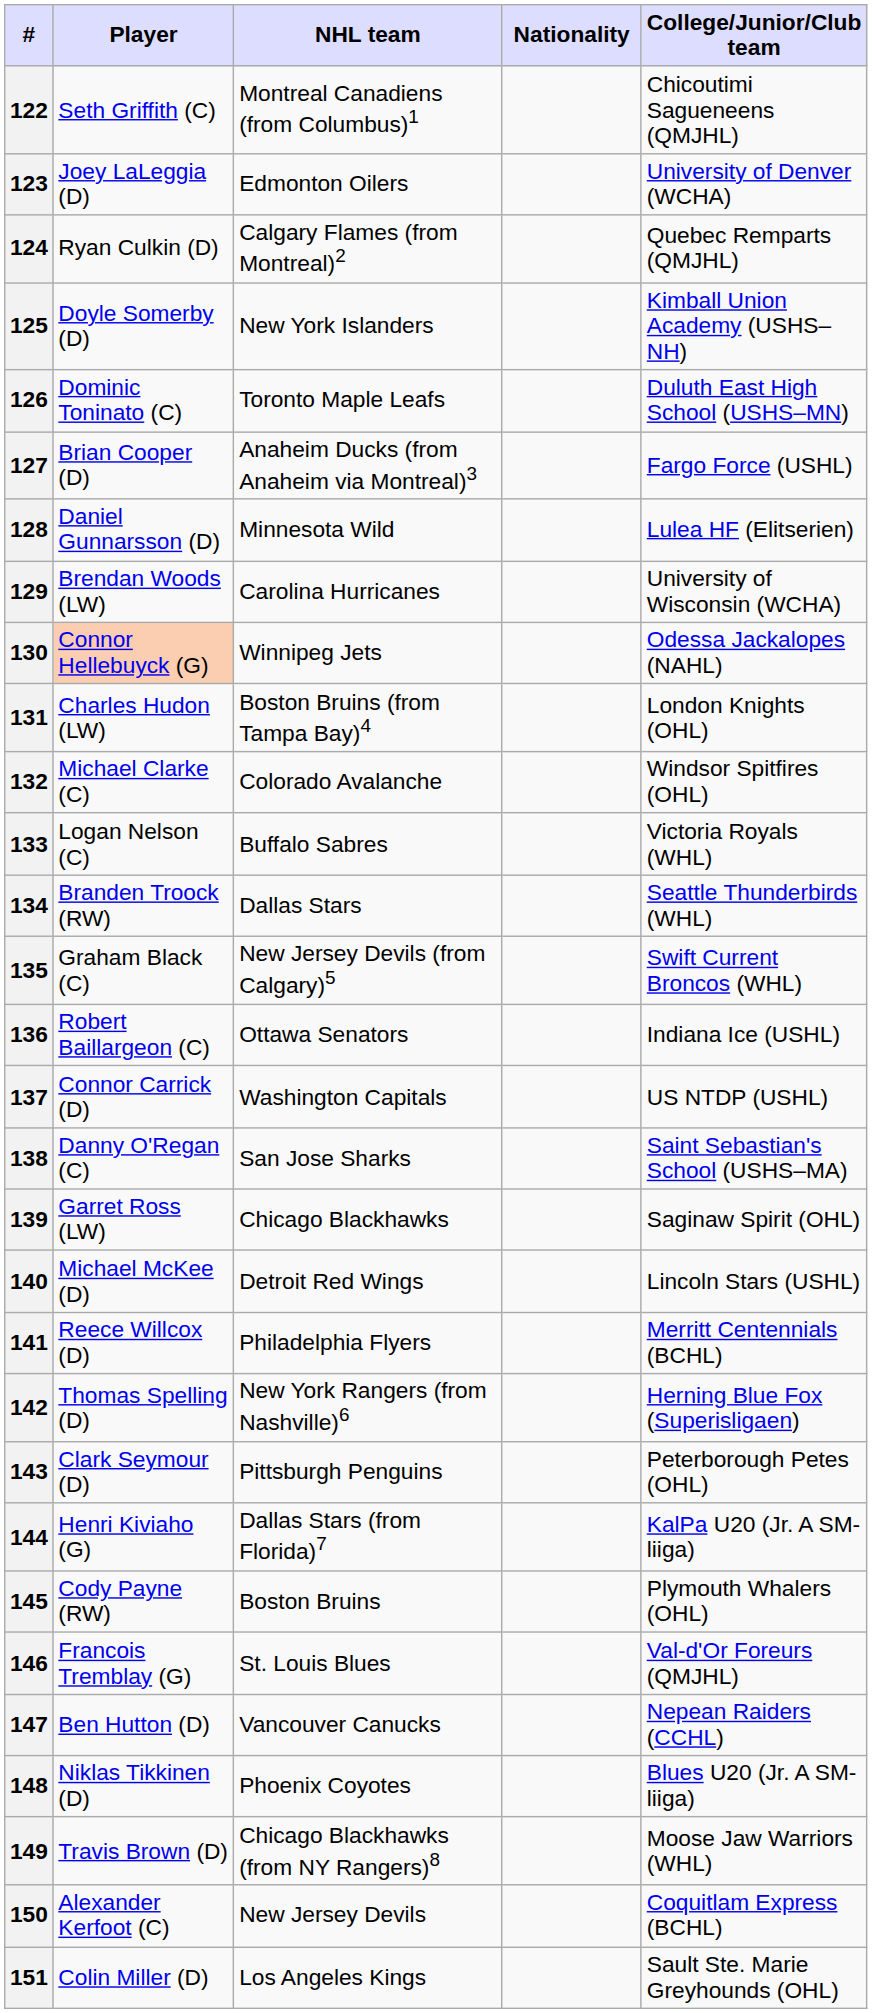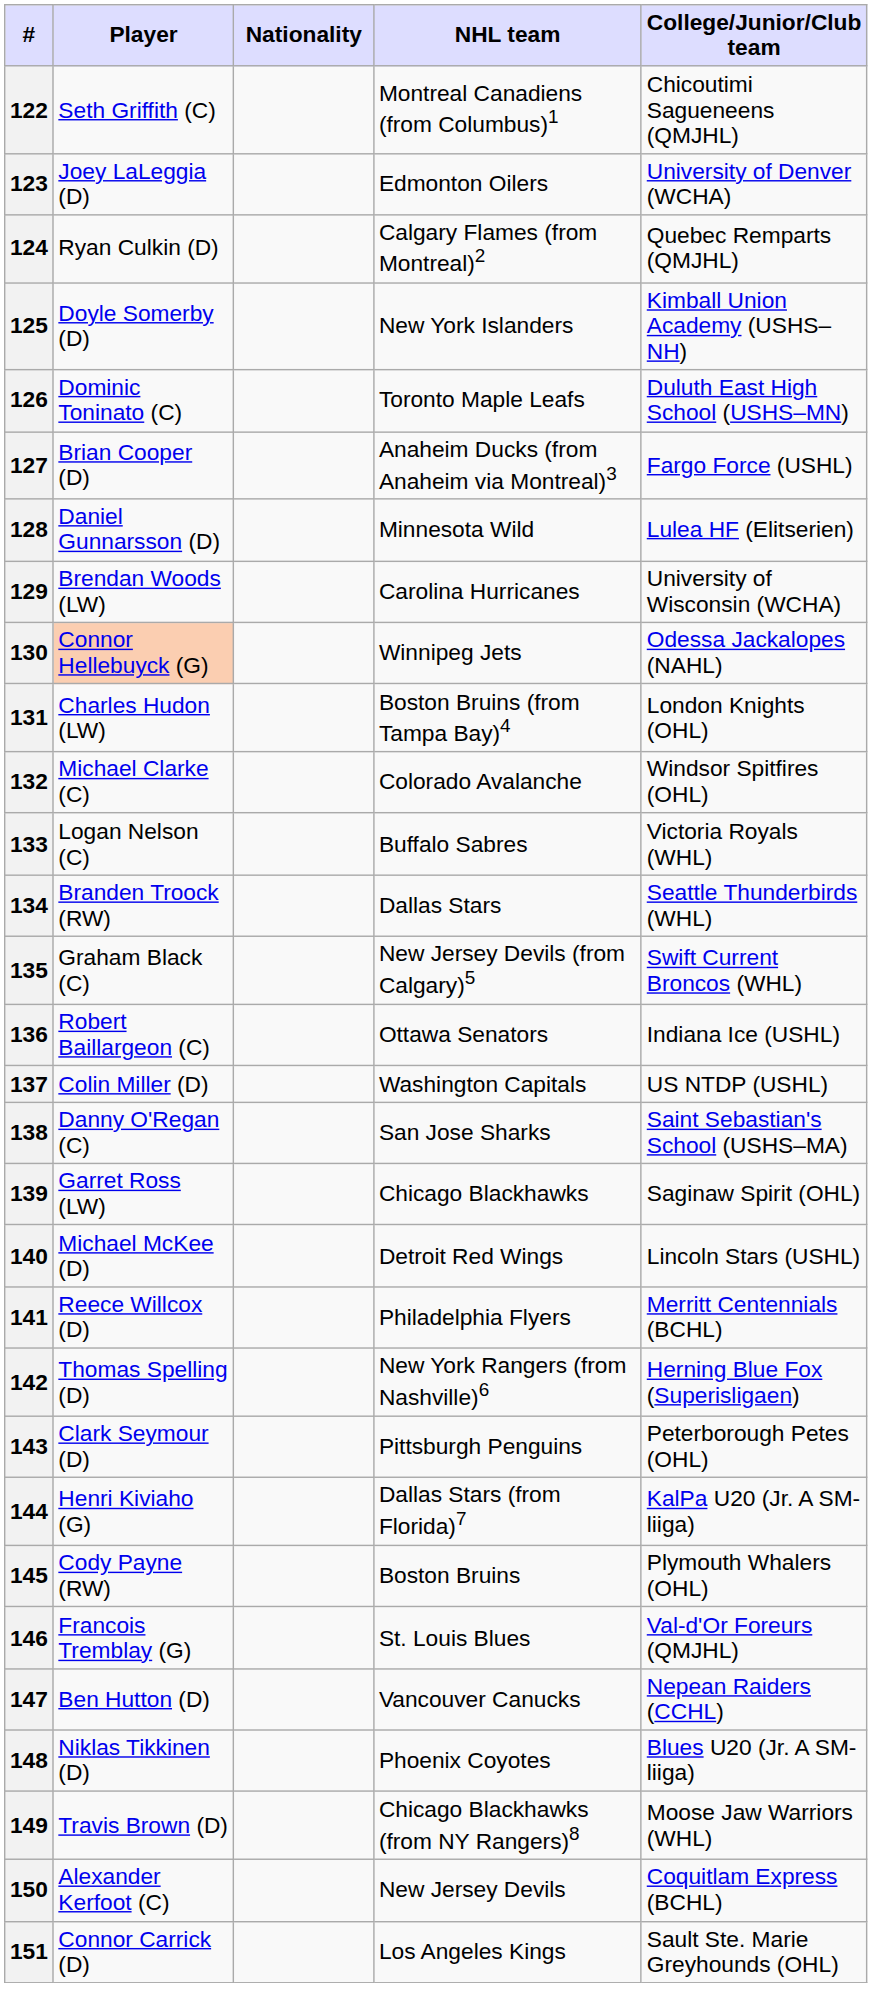columns swapped: (572, 35) <-> (368, 35)
(135, 1096) Connor Carrick (D) -> (133, 1083) Colin Miller (D)
(133, 1977) Colin Miller (D) -> (135, 1951) Connor Carrick (D)
